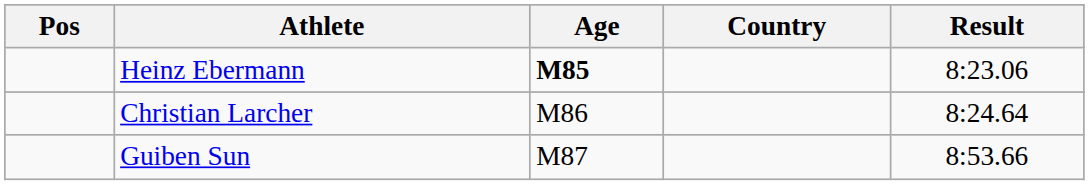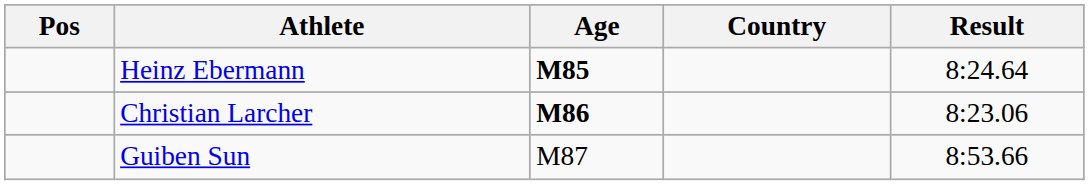(987, 69) 8:23.06 -> (987, 69) 8:24.64
(562, 112) normal -> (563, 112) bold
(987, 112) 8:24.64 -> (987, 112) 8:23.06
